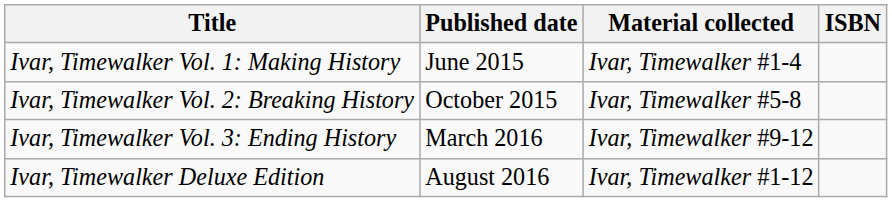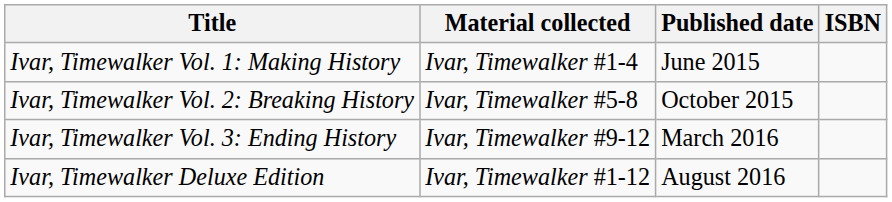columns swapped: (701, 23) <-> (501, 23)
